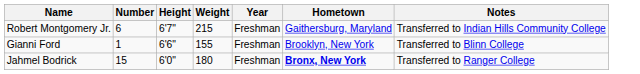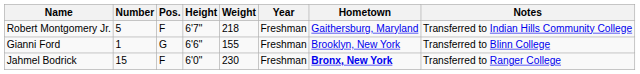+ column: (170, 12)
(118, 28) 6 -> (118, 28) 5
(204, 28) 215 -> (230, 28) 218
(204, 61) 180 -> (230, 61) 230
